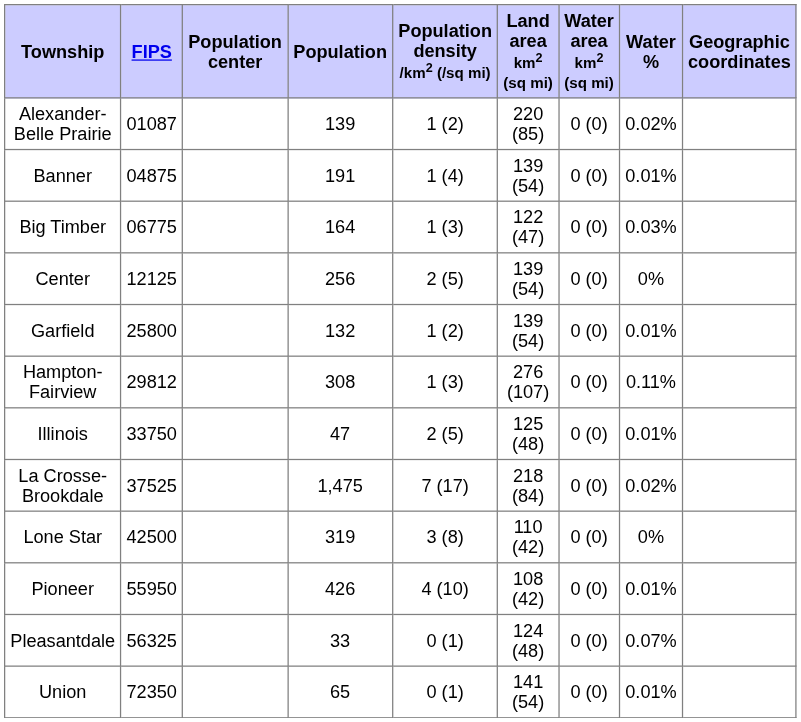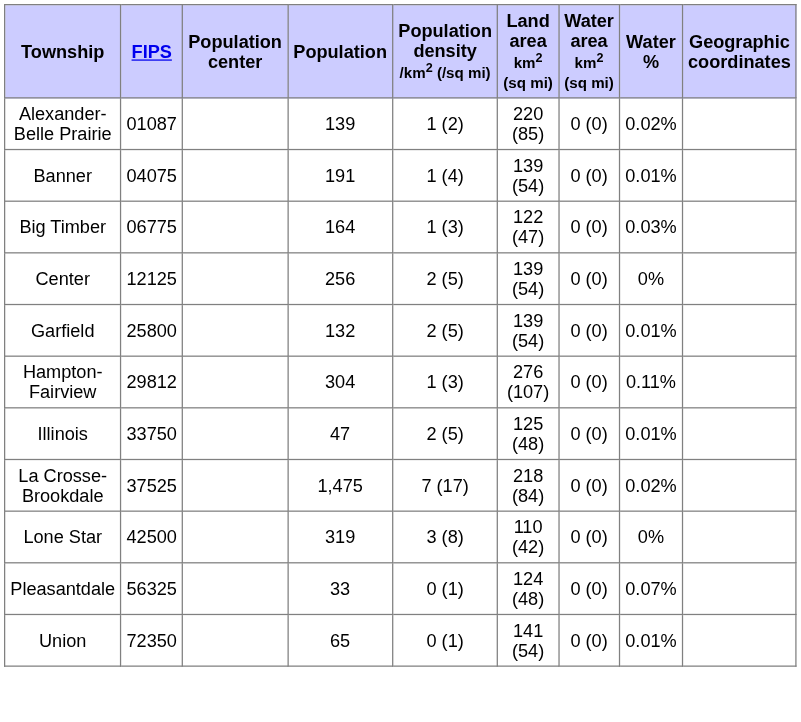(152, 175) 04875 -> (152, 175) 04075
(445, 330) 1 (2) -> (445, 330) 2 (5)
(340, 382) 308 -> (340, 382) 304
- row: (63, 589)
